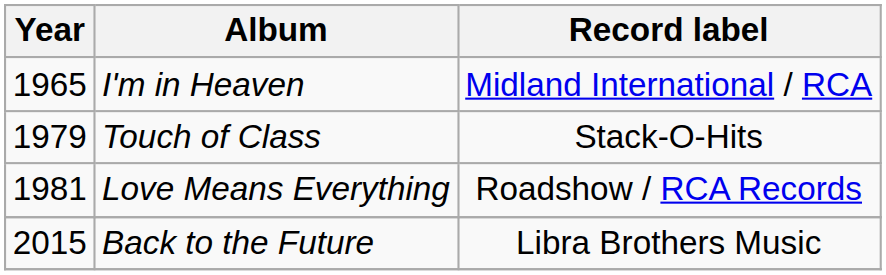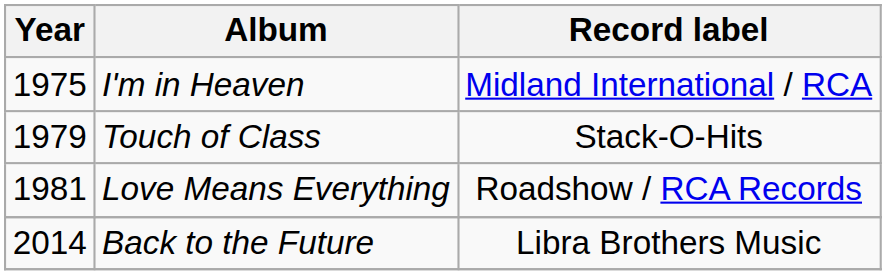(50, 83) 1965 -> (50, 83) 1975
(50, 242) 2015 -> (50, 242) 2014
